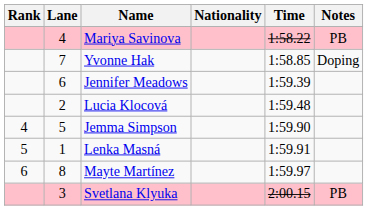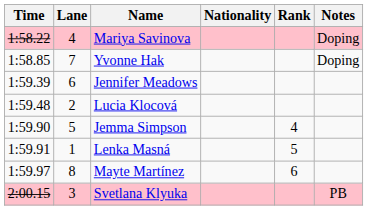columns swapped: (24, 15) <-> (289, 15)
(338, 37) PB -> (338, 37) Doping
